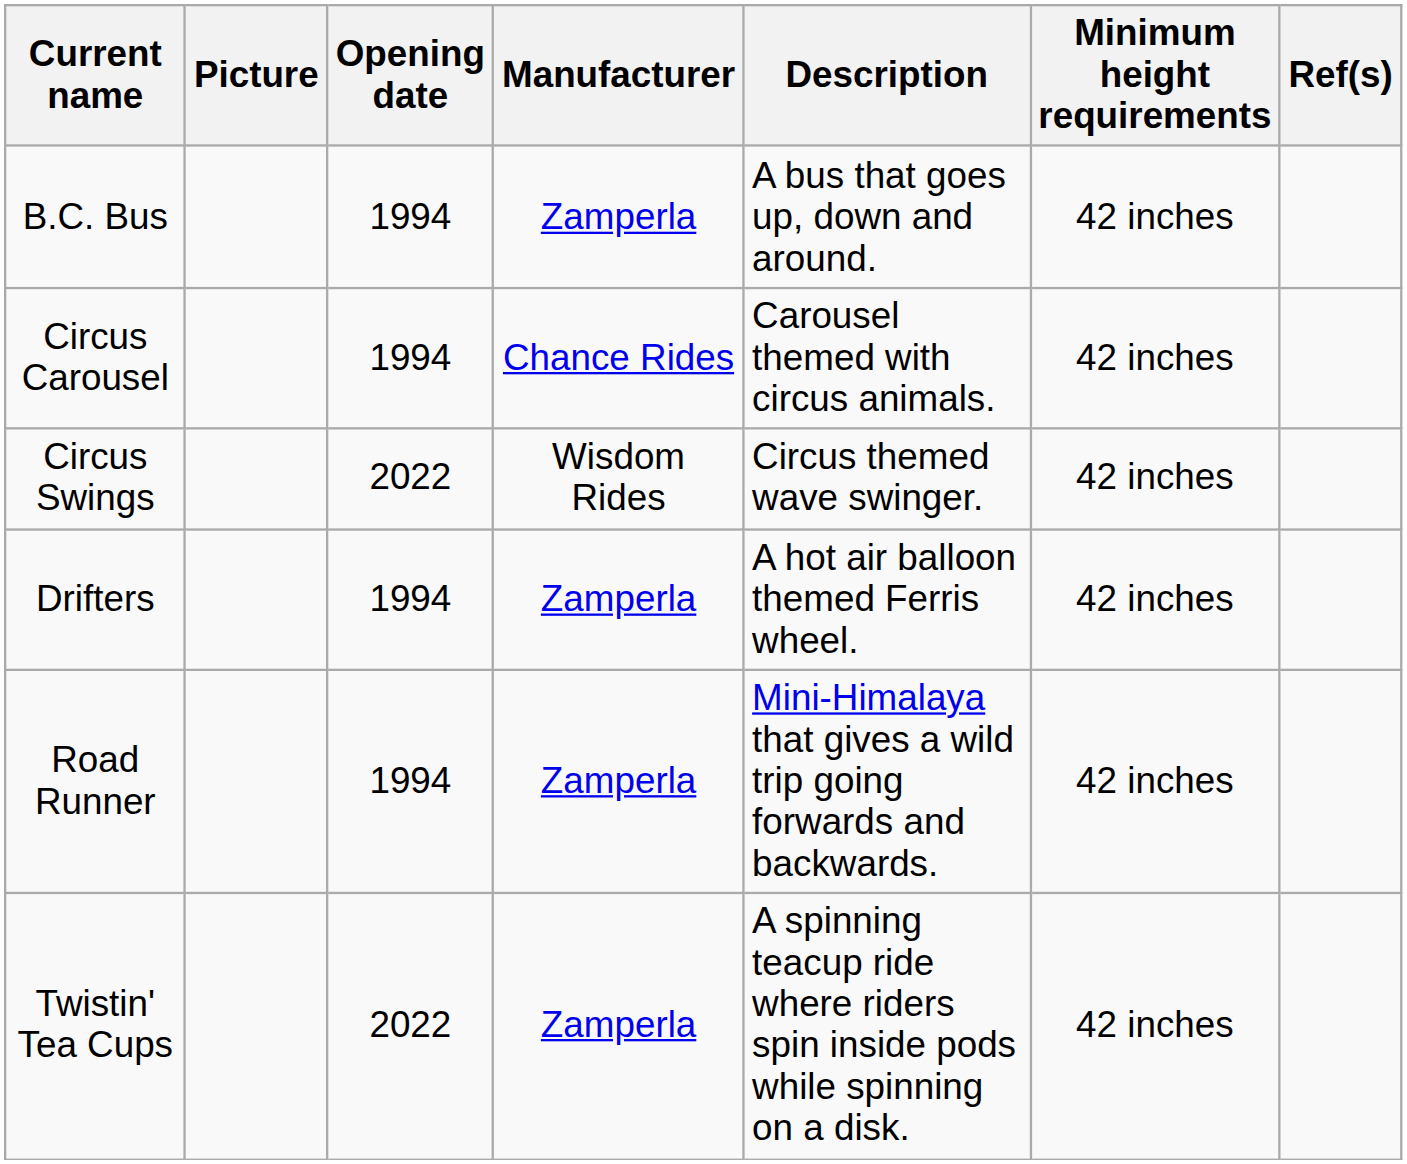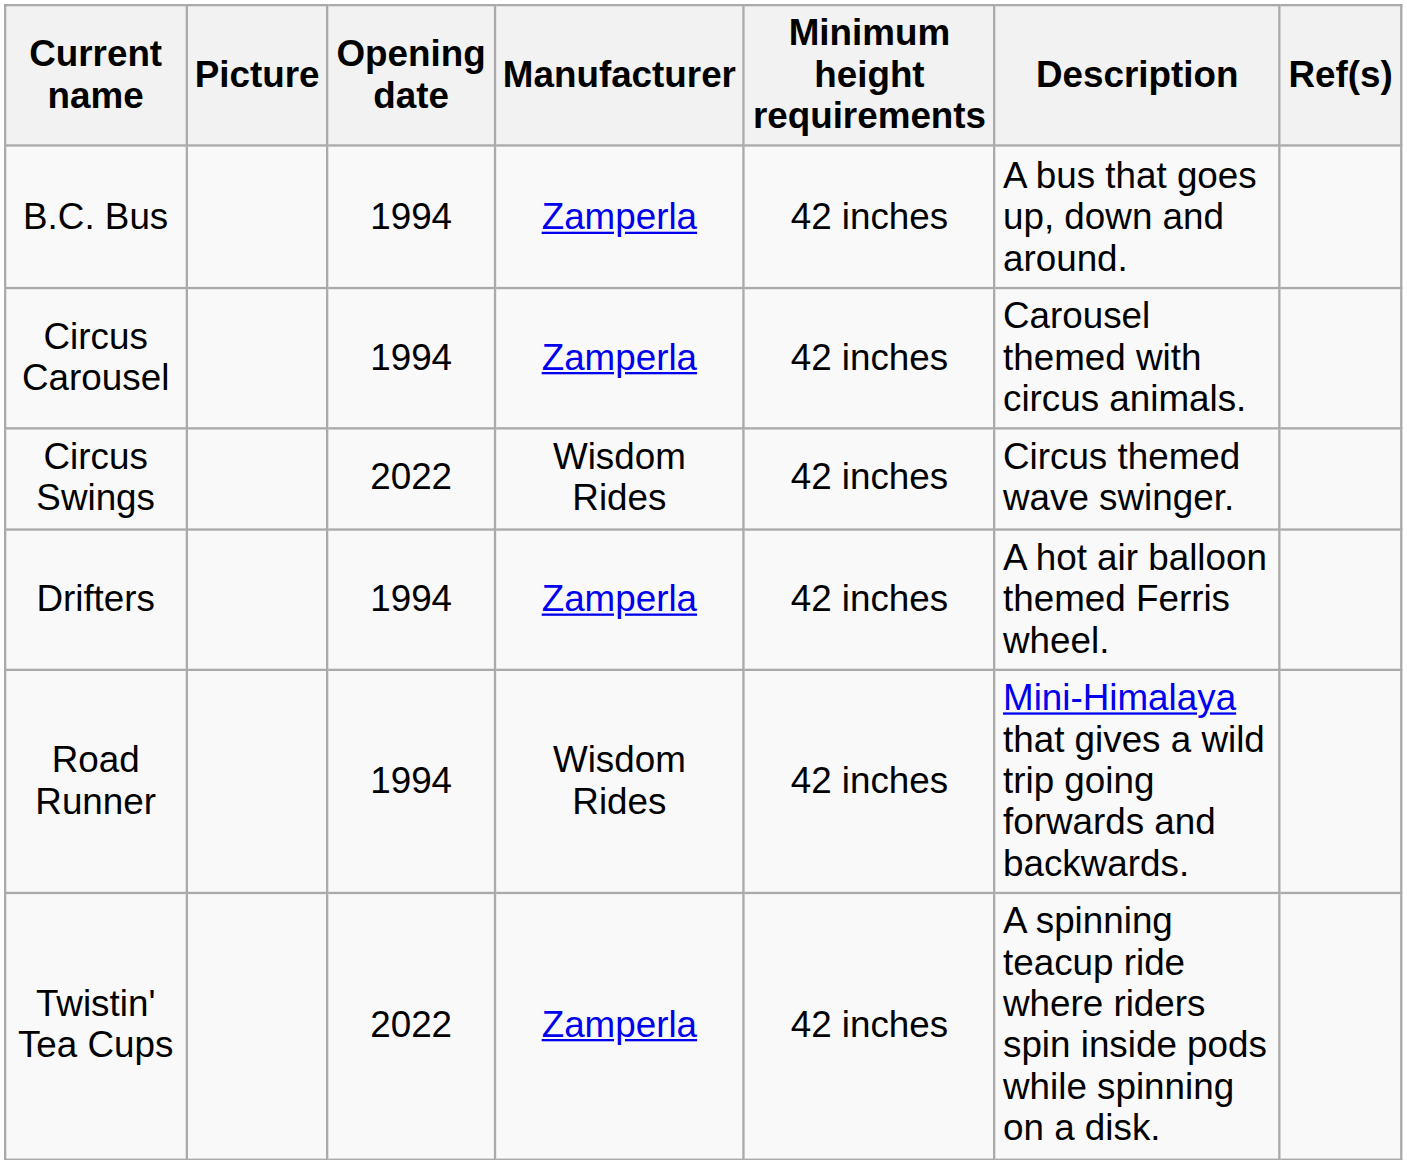columns swapped: (1155, 75) <-> (887, 75)
(619, 357) Chance Rides -> (619, 357) Zamperla
(619, 780) Zamperla -> (619, 780) Wisdom Rides
